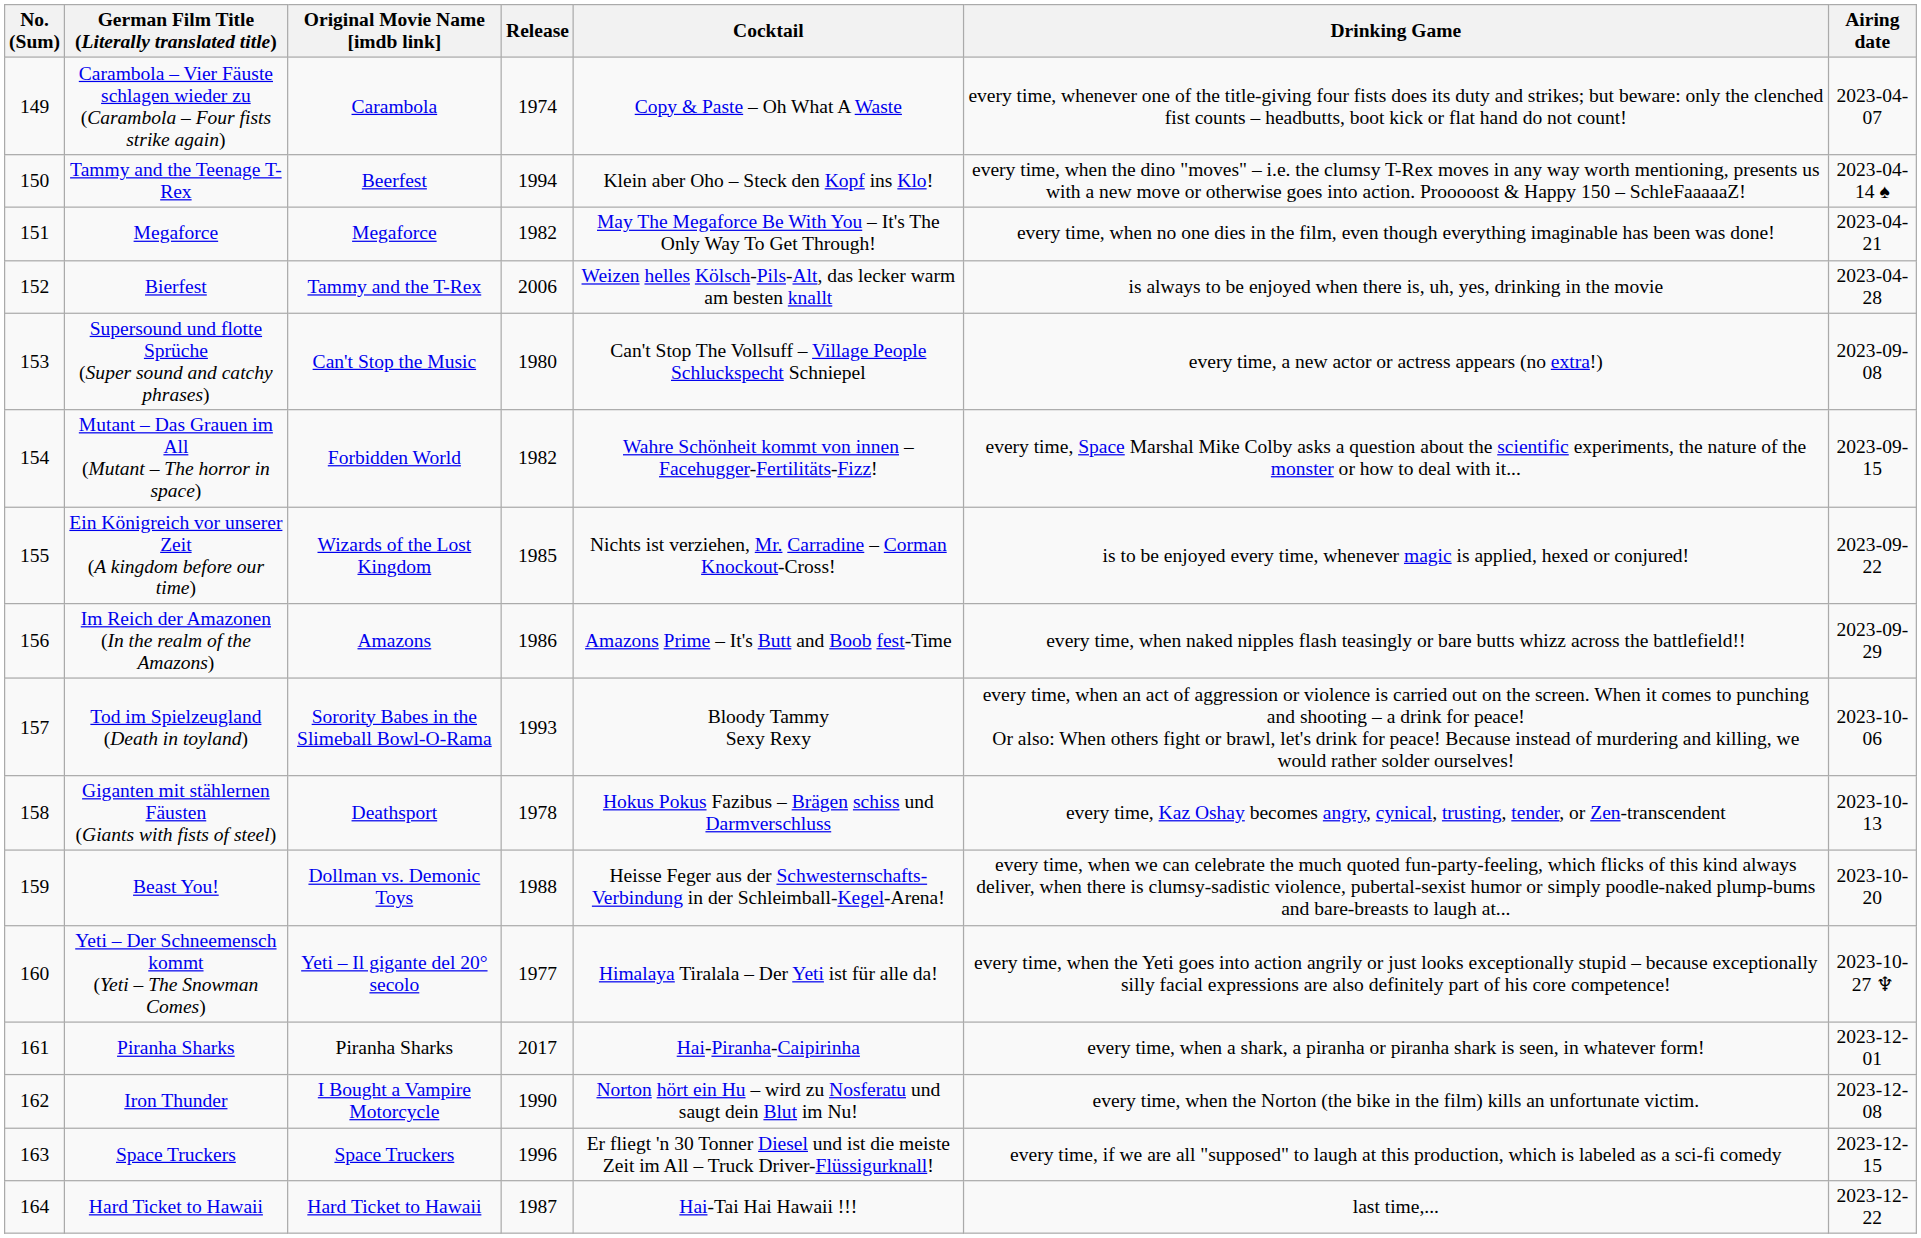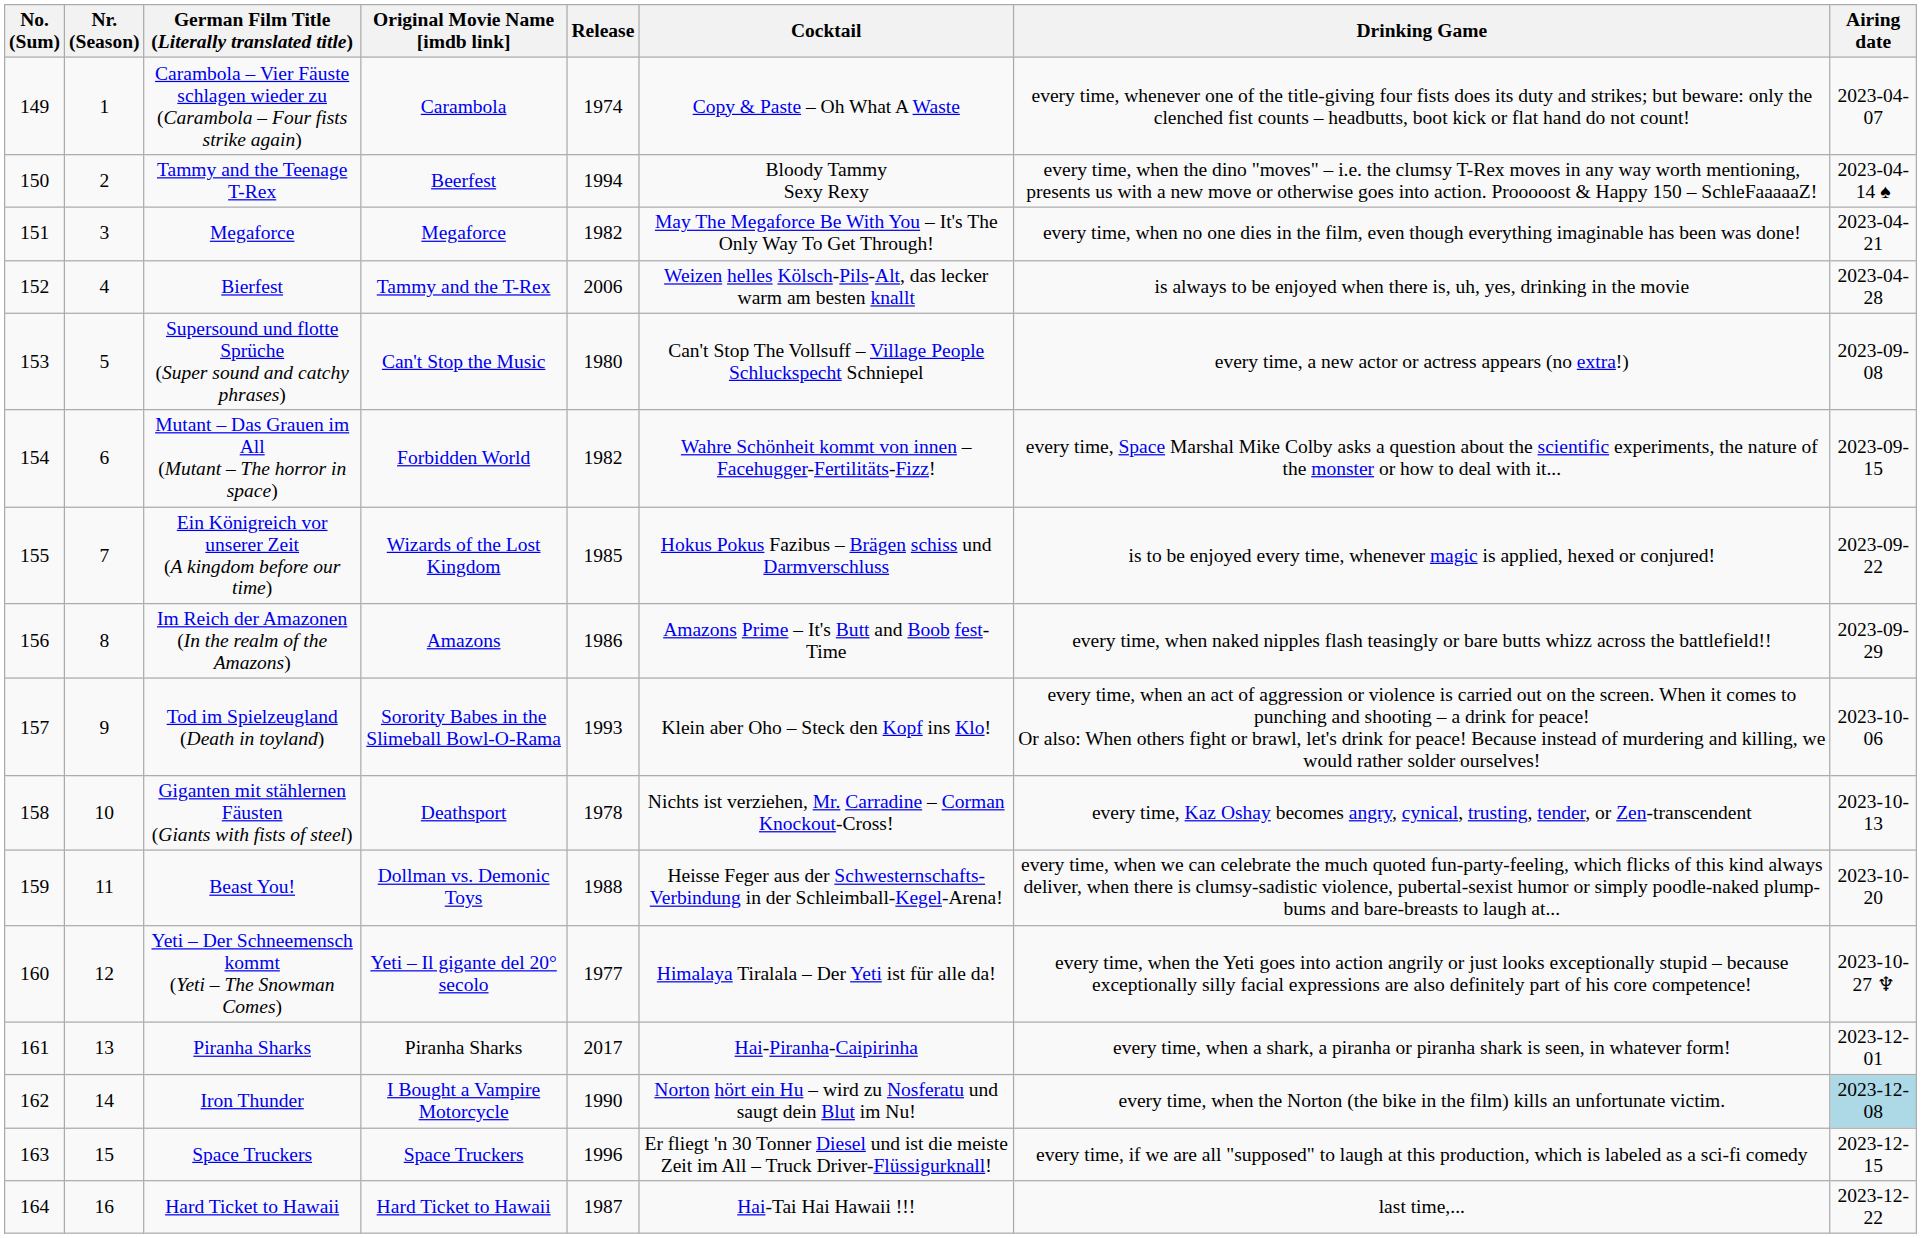+ column: (104, 30)
(768, 180) Klein aber Oho – Steck den Kopf ins Klo! -> (826, 180) Bloody Tammy Sexy Rexy
(768, 555) Nichts ist verziehen, Mr. Carradine – Corman Knockout-Cross! -> (826, 555) Hokus Pokus Fazibus – Brägen schiss und Darmverschluss
(768, 726) Bloody Tammy Sexy Rexy -> (826, 726) Klein aber Oho – Steck den Kopf ins Klo!
(768, 812) Hokus Pokus Fazibus – Brägen schiss und Darmverschluss -> (826, 812) Nichts ist verziehen, Mr. Carradine – Corman Knockout-Cross!
(1872, 1101) no background -> (1873, 1101) lightblue background
